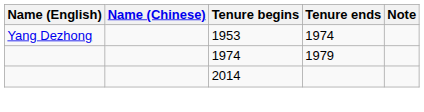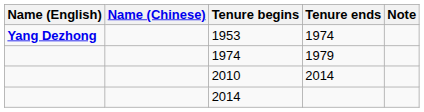(50, 35) normal -> (52, 35) bold
+ row: (226, 76)
